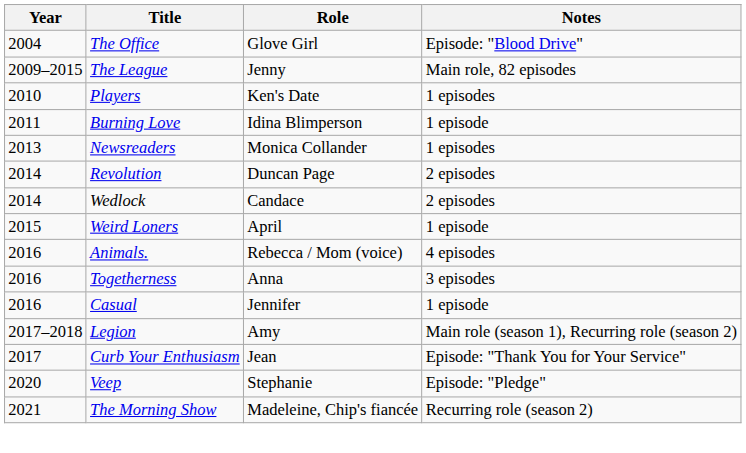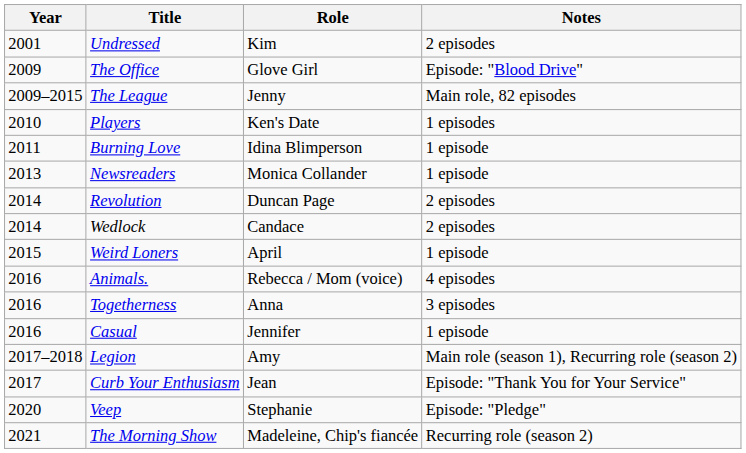+ row: (125, 43)
(25, 43) 2004 -> (25, 69) 2009
(460, 148) 1 episodes -> (457, 174) 1 episode
